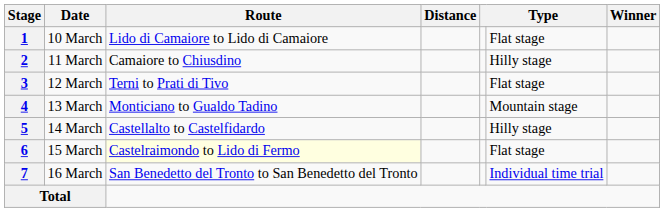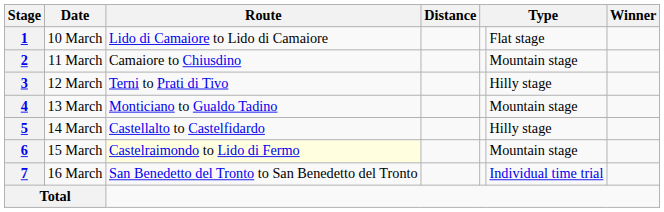(521, 60) Hilly stage -> (534, 60) Mountain stage
(517, 83) Flat stage -> (521, 83) Hilly stage
(517, 151) Flat stage -> (534, 151) Mountain stage
